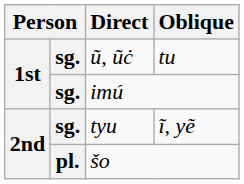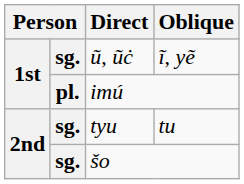(167, 56) tu -> (177, 56) ĩ, yẽ
(68, 91) sg. -> (68, 91) pl.
(177, 126) ĩ, yẽ -> (167, 126) tu
(68, 160) pl. -> (68, 160) sg.
